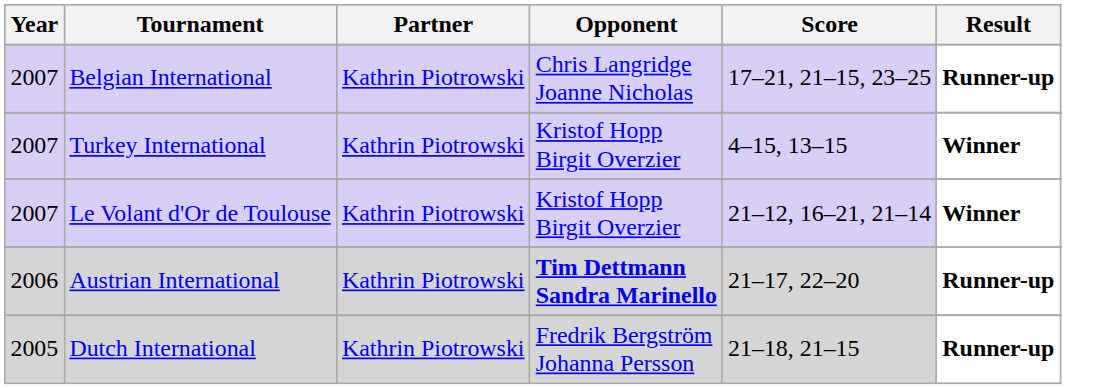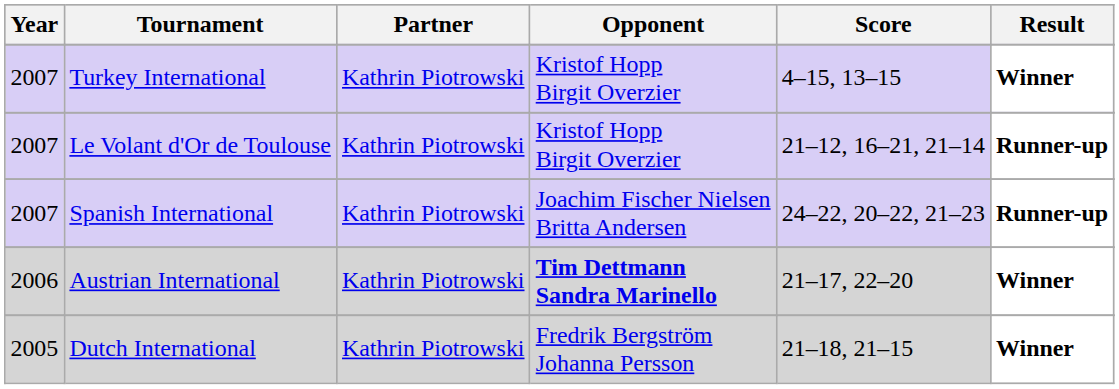- row: (171, 78)
(981, 213) Winner -> (1052, 145) Runner-up
+ row: (171, 213)
(998, 281) Runner-up -> (1035, 281) Winner
(998, 348) Runner-up -> (1035, 348) Winner
